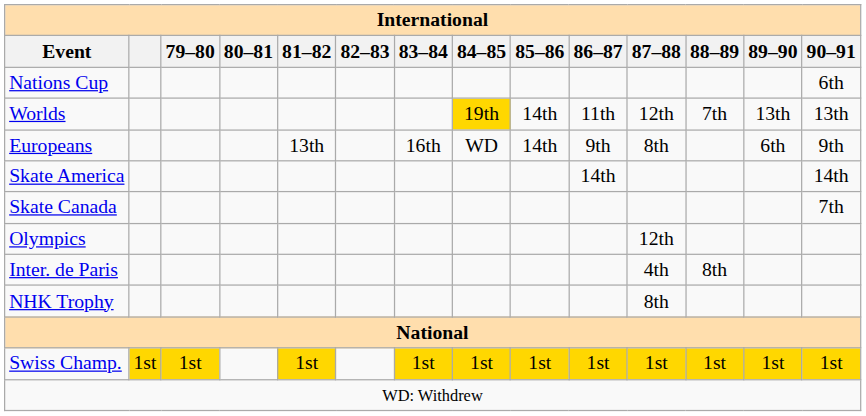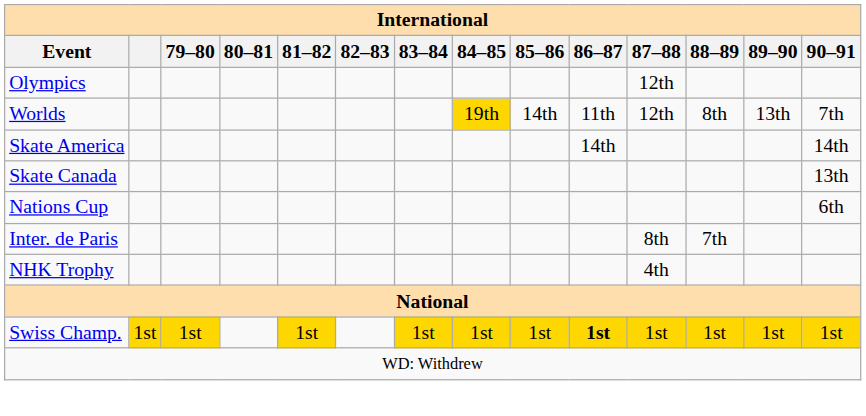rows swapped: (47, 238) <-> (59, 82)
(715, 113) 7th -> (715, 113) 8th
(831, 113) 13th -> (831, 113) 7th
- row: (51, 144)
(831, 207) 7th -> (831, 176) 13th
(656, 269) 4th -> (656, 238) 8th
(715, 269) 8th -> (715, 238) 7th
(656, 301) 8th -> (656, 269) 4th
(598, 363) normal -> (598, 332) bold
